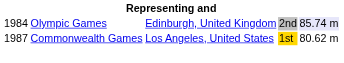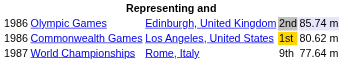(16, 23) 1984 -> (16, 23) 1986
(16, 38) 1987 -> (16, 38) 1986
+ row: (83, 53)
